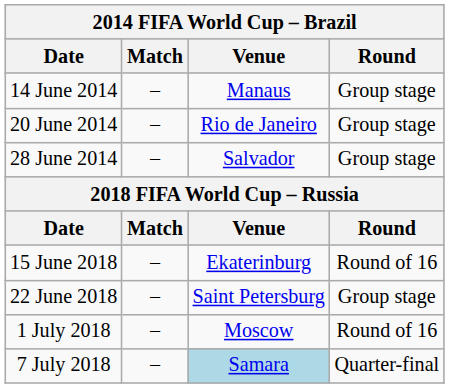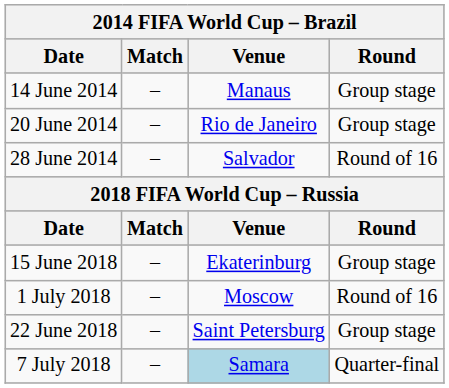(387, 159) Group stage -> (387, 159) Round of 16
(387, 262) Round of 16 -> (387, 262) Group stage
rows swapped: (64, 296) <-> (64, 331)
